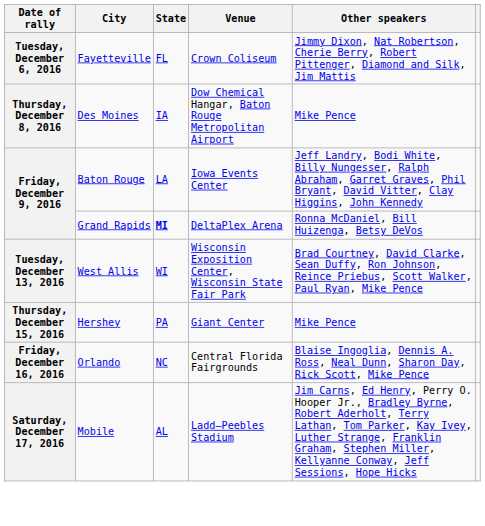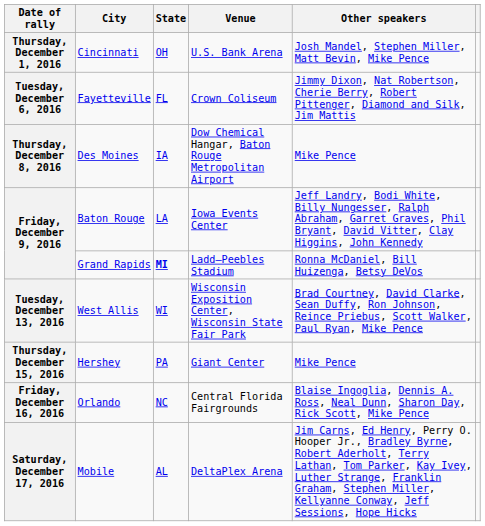+ row: (108, 53)
(237, 225) DeltaPlex Arena -> (228, 265) Ladd–Peebles Stadium
(228, 432) Ladd–Peebles Stadium -> (237, 471) DeltaPlex Arena
